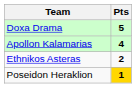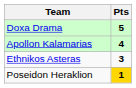(121, 59) 2 -> (121, 59) 3
